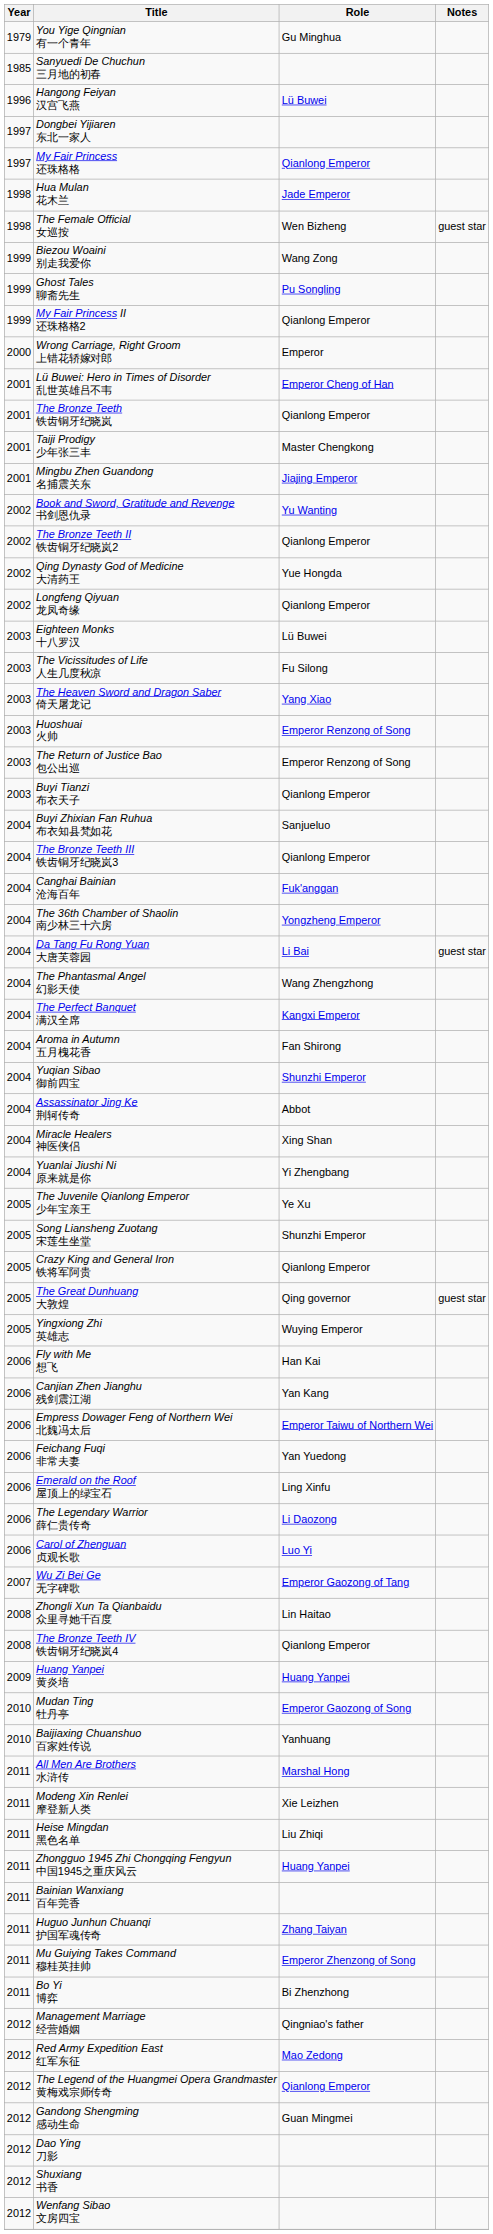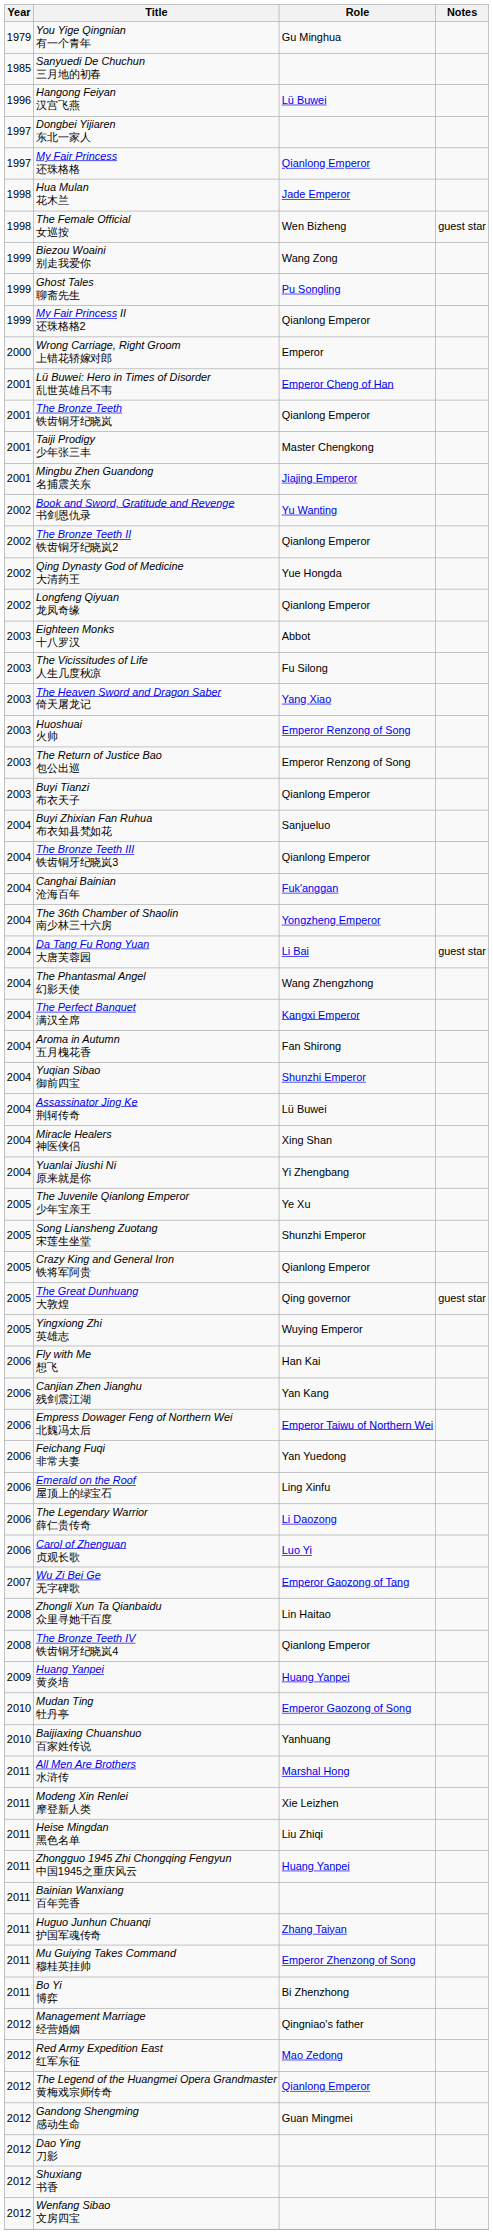(304, 636) Lü Buwei -> (296, 636) Abbot
(296, 1109) Abbot -> (304, 1109) Lü Buwei
